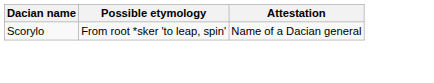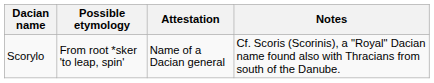+ column: (332, 19)
